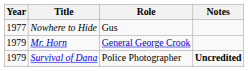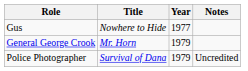columns swapped: (16, 12) <-> (146, 12)
(218, 58) bold -> (217, 58) normal
